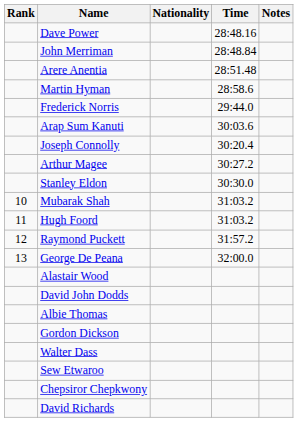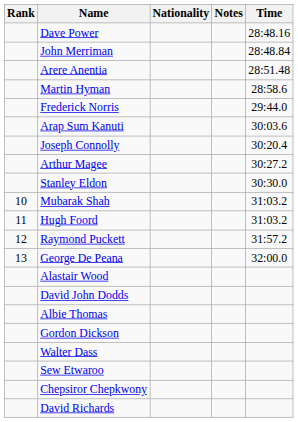columns swapped: (235, 13) <-> (276, 13)
